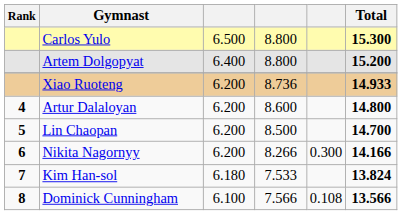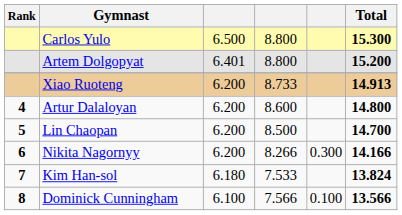(229, 61) 6.400 -> (229, 61) 6.401
(281, 84) 8.736 -> (281, 84) 8.733
(371, 84) 14.933 -> (371, 84) 14.913
(326, 198) 0.108 -> (326, 198) 0.100
